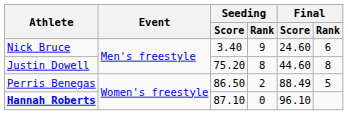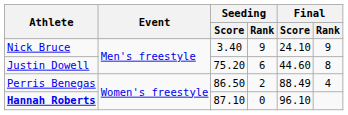(295, 47) 24.60 -> (295, 47) 24.10
(328, 47) 6 -> (328, 47) 9
(262, 65) 8 -> (262, 65) 6
(328, 83) 5 -> (328, 83) 4
